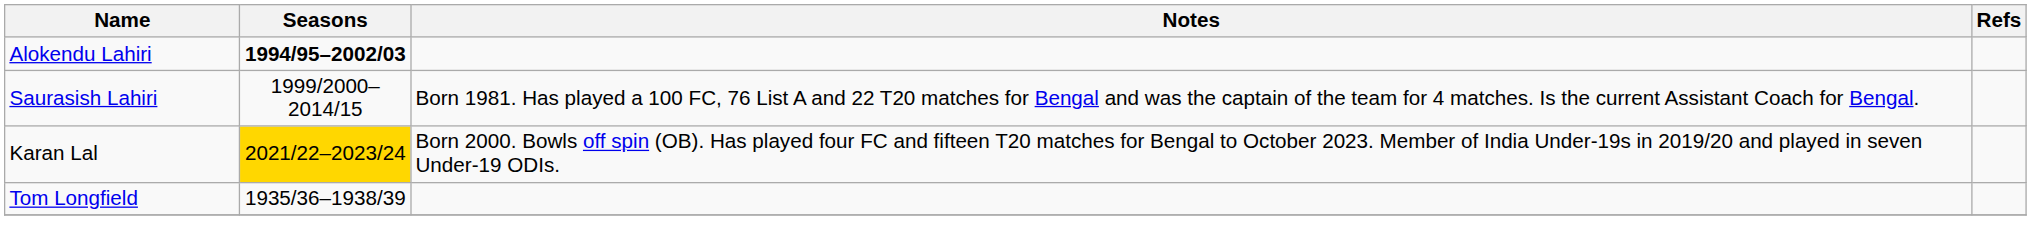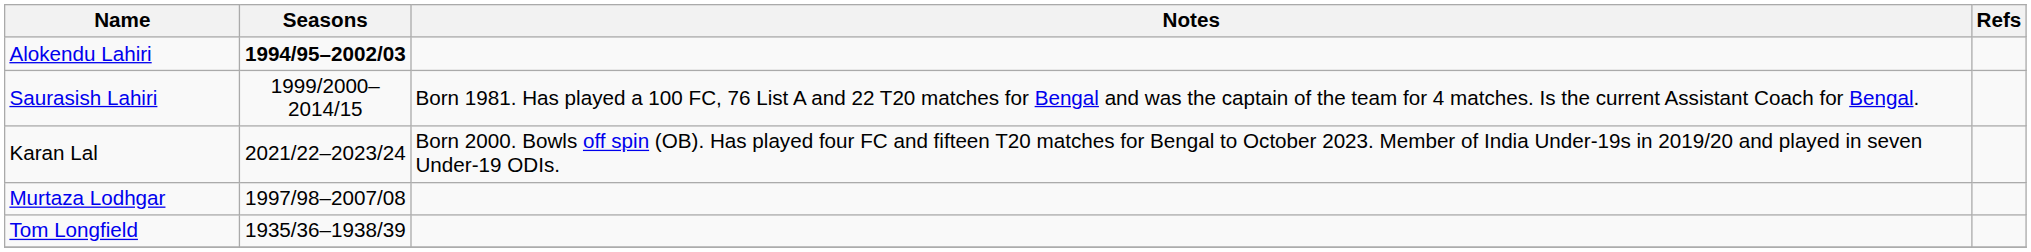(325, 153) gold background -> (325, 153) no background
+ row: (87, 198)
